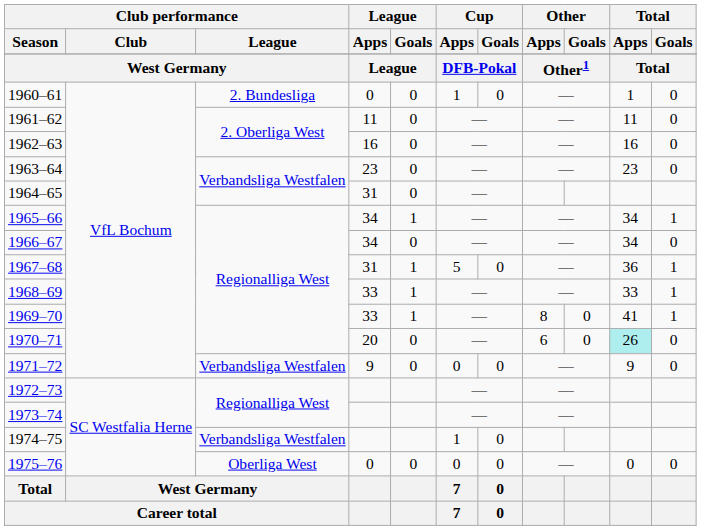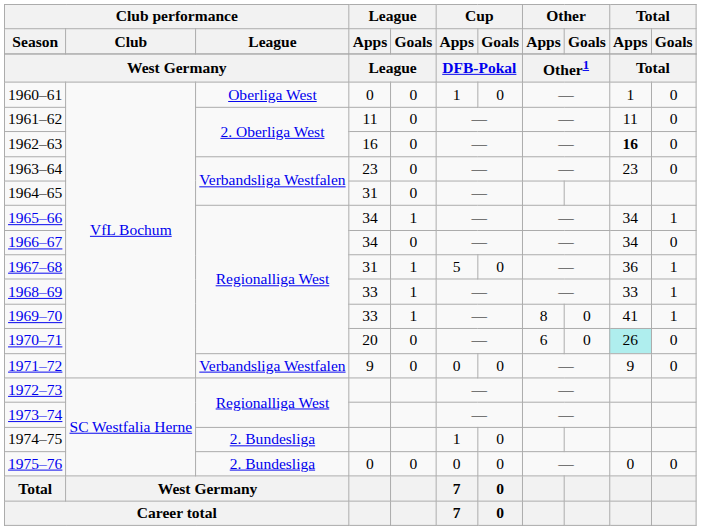(272, 94) 2. Bundesliga -> (272, 94) Oberliga West
(630, 144) normal -> (630, 144) bold
(272, 439) Verbandsliga Westfalen -> (272, 439) 2. Bundesliga
(272, 464) Oberliga West -> (272, 464) 2. Bundesliga
